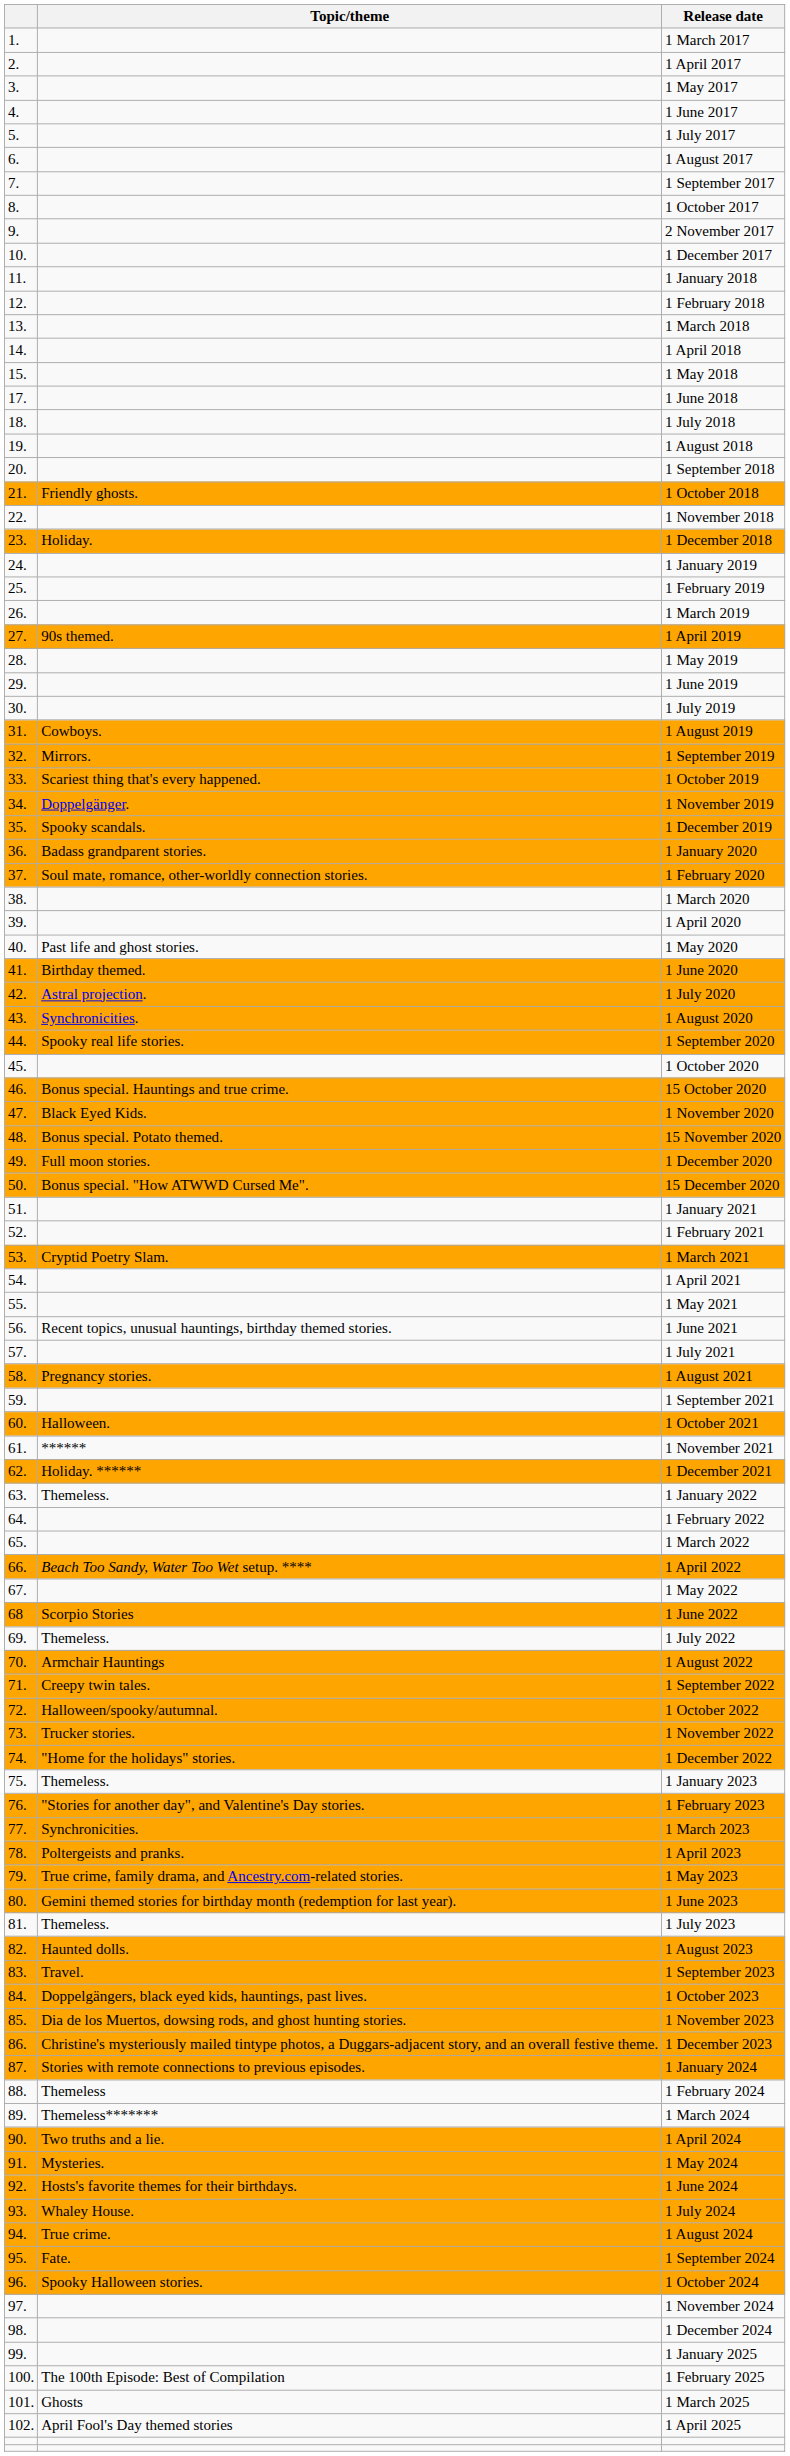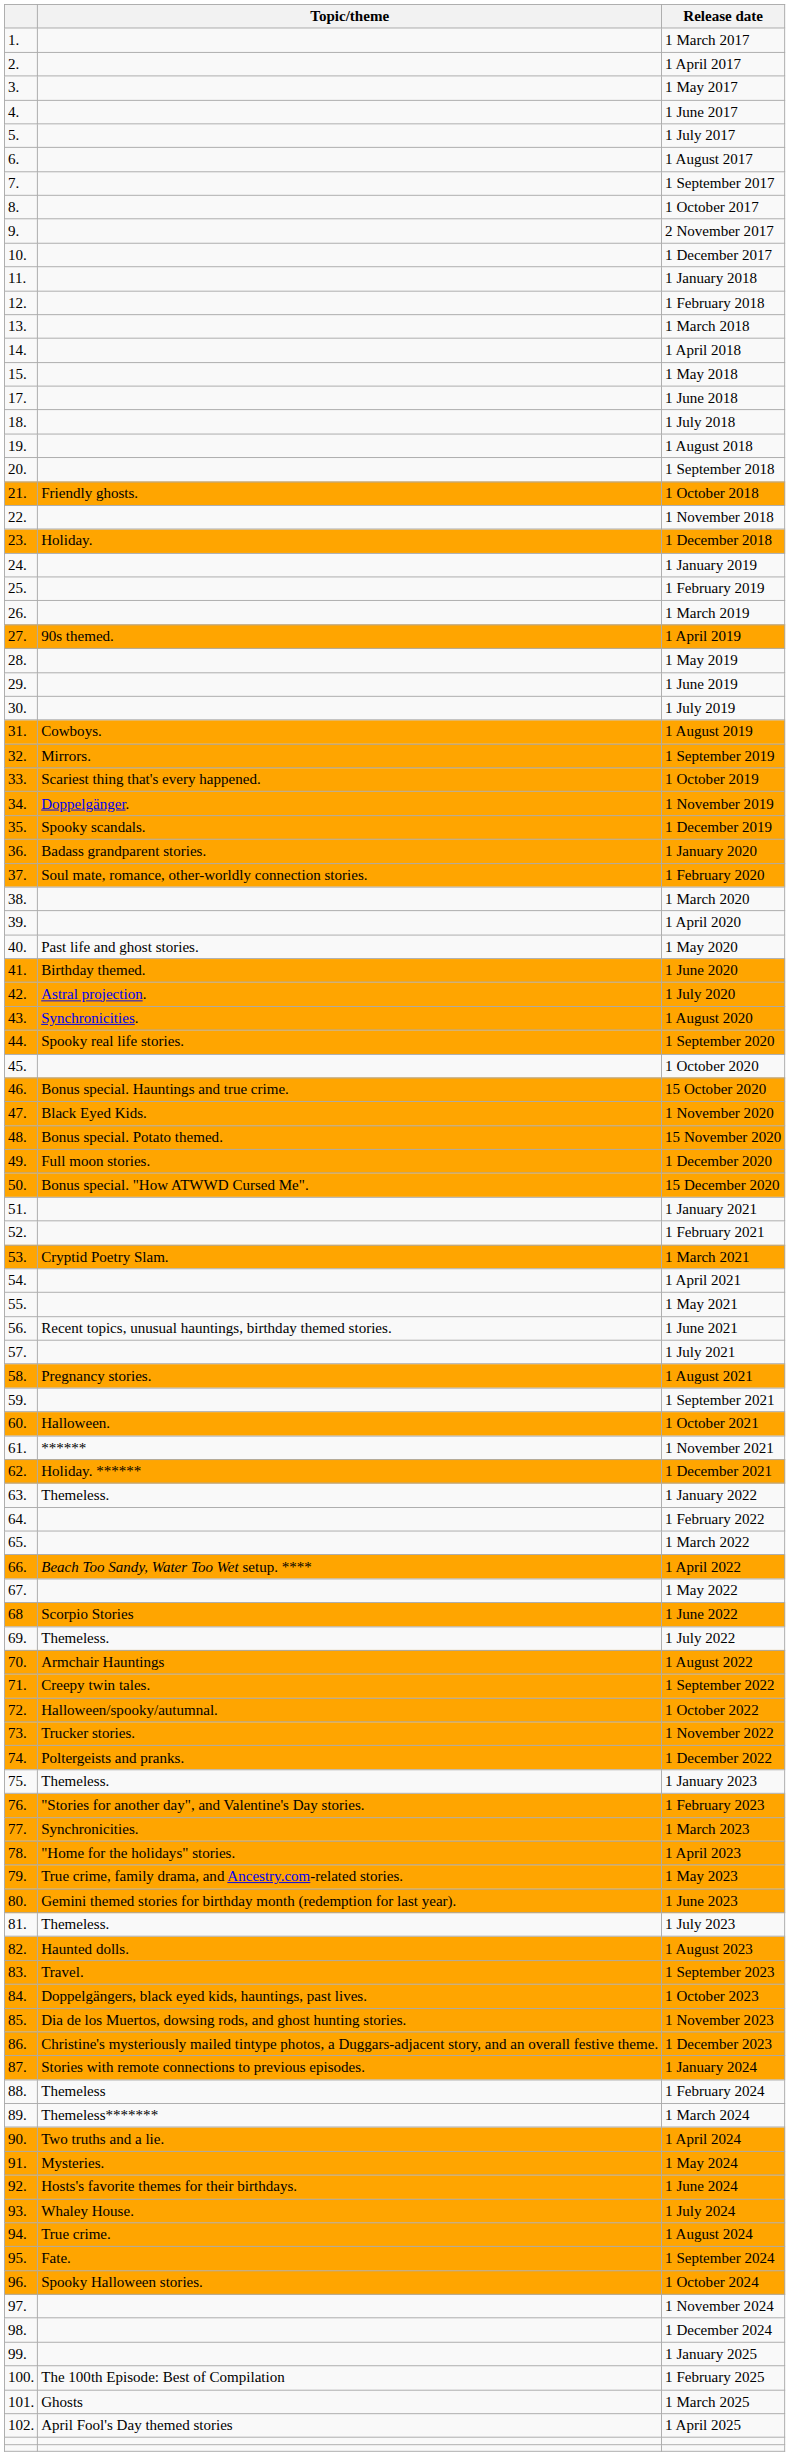(138, 1757) "Home for the holidays" stories. -> (113, 1757) Poltergeists and pranks.
(113, 1853) Poltergeists and pranks. -> (138, 1853) "Home for the holidays" stories.
